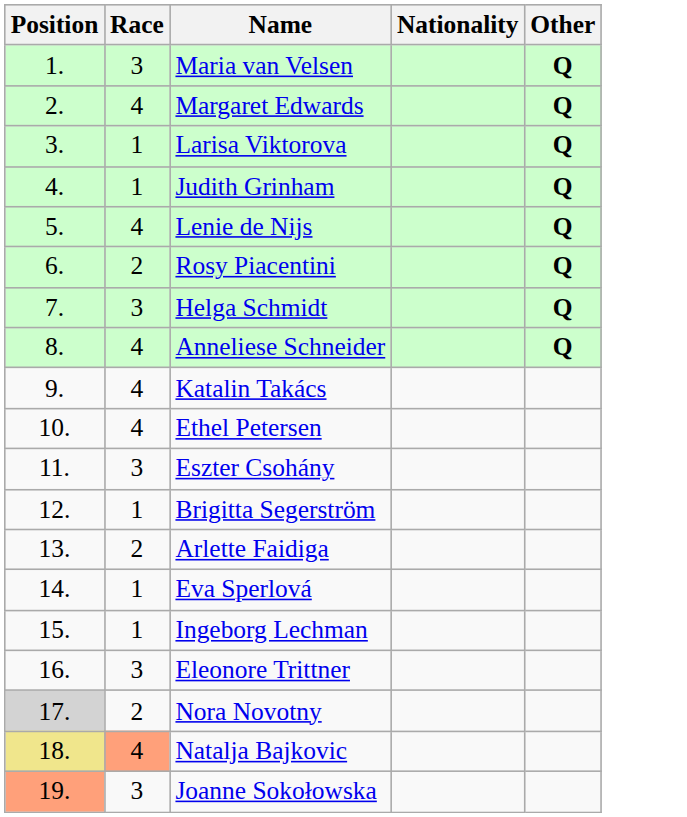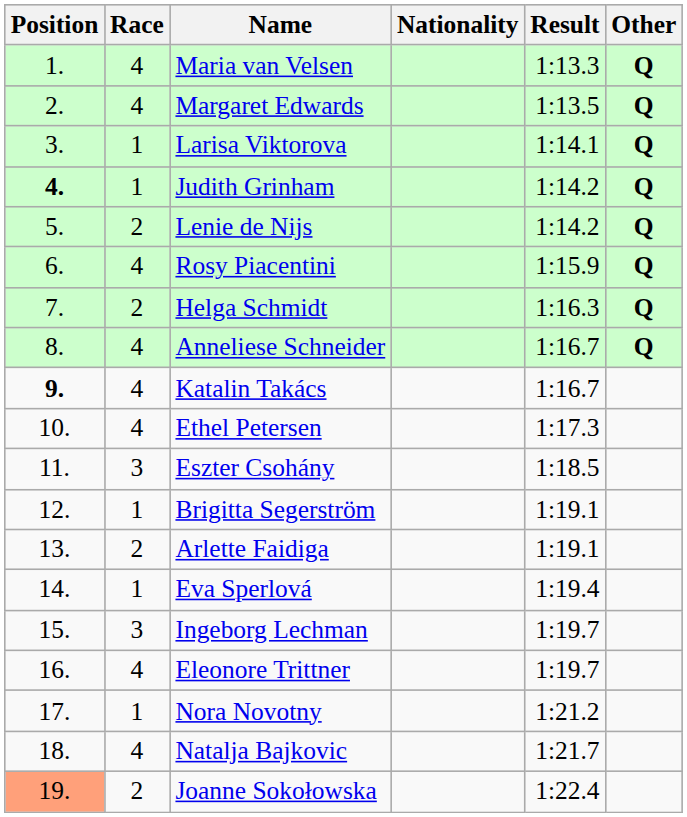+ column: (565, 24)
(137, 65) 3 -> (137, 65) 4
(54, 186) normal -> (54, 186) bold
(137, 226) 4 -> (137, 226) 2
(137, 266) 2 -> (137, 266) 4
(137, 307) 3 -> (137, 307) 2
(54, 387) normal -> (54, 387) bold
(137, 629) 1 -> (137, 629) 3
(137, 670) 3 -> (137, 670) 4
(54, 710) lightgrey background -> (54, 710) no background
(137, 710) 2 -> (137, 710) 1
(54, 750) khaki background -> (54, 750) no background
(137, 750) lightsalmon background -> (137, 750) no background
(137, 791) 3 -> (137, 791) 2
